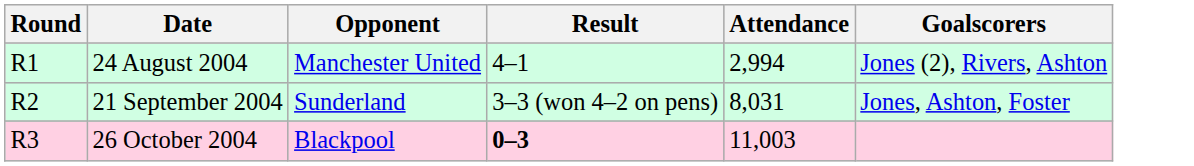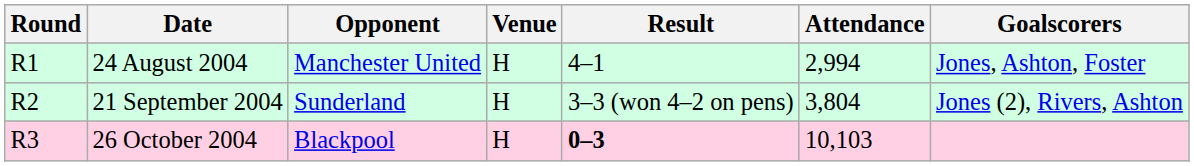+ column: (525, 23)
(984, 62) Jones (2), Rivers, Ashton -> (1041, 62) Jones, Ashton, Foster
(757, 101) 8,031 -> (833, 101) 3,804
(965, 101) Jones, Ashton, Foster -> (1059, 101) Jones (2), Rivers, Ashton
(763, 140) 11,003 -> (839, 140) 10,103
